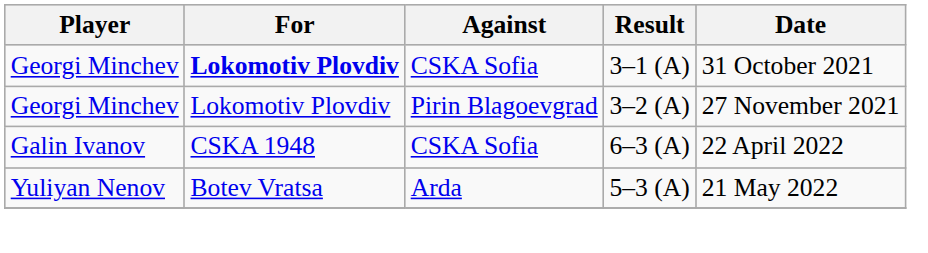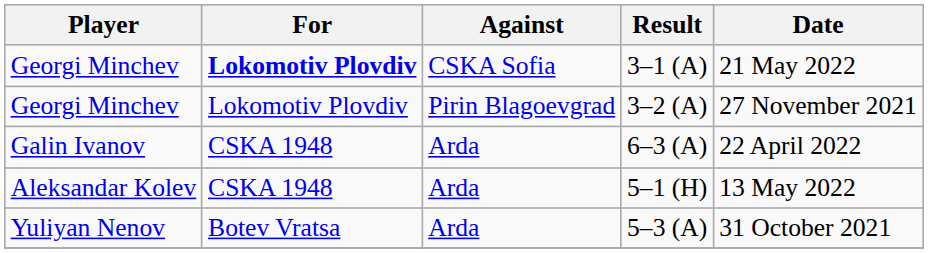(788, 65) 31 October 2021 -> (787, 65) 21 May 2022
(474, 146) CSKA Sofia -> (454, 146) Arda
+ row: (667, 187)
(770, 187) 21 May 2022 -> (805, 227) 31 October 2021
